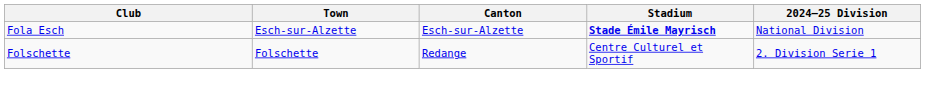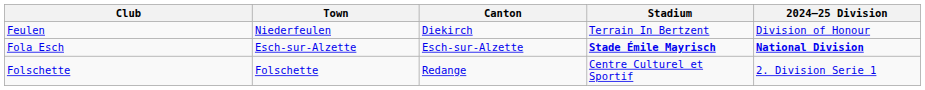+ row: (26, 30)
(810, 30) normal -> (810, 47) bold
